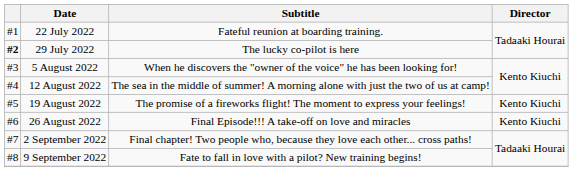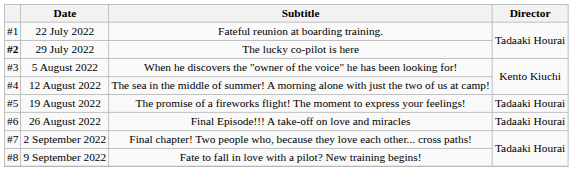(530, 103) Kento Kiuchi -> (530, 103) Tadaaki Hourai
(530, 121) Kento Kiuchi -> (530, 121) Tadaaki Hourai
